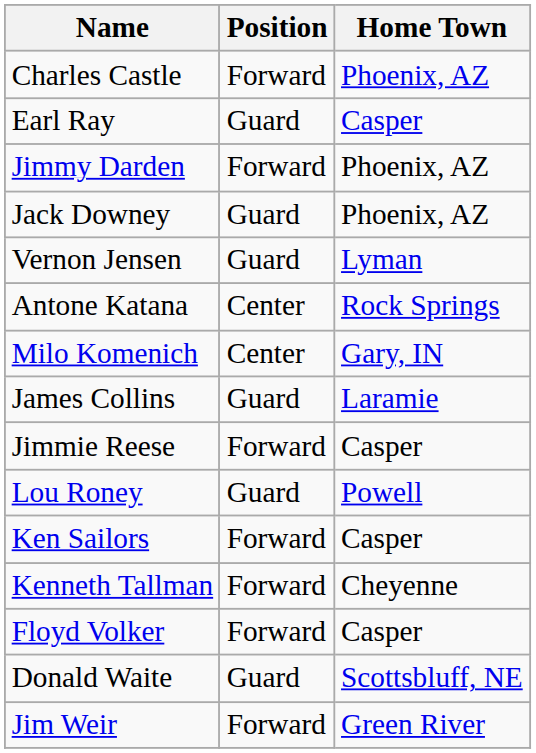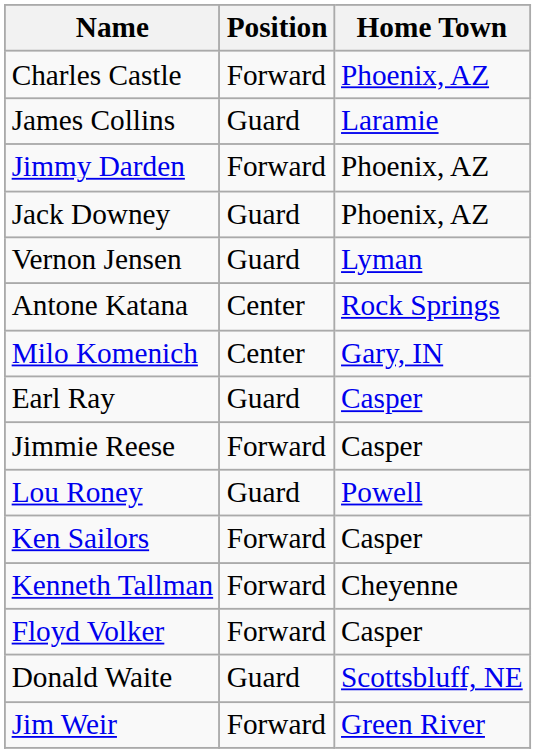rows swapped: (93, 399) <-> (63, 120)
